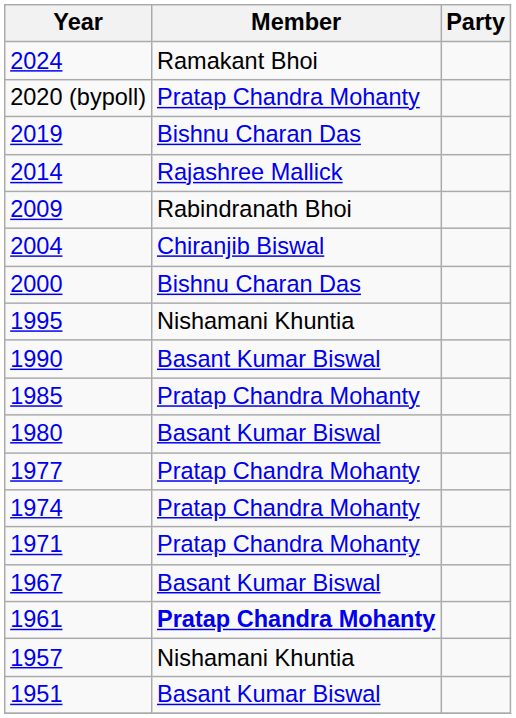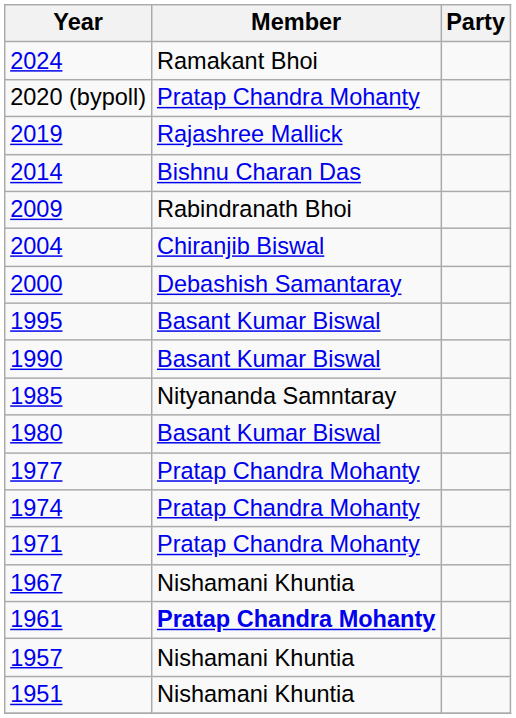(259, 135) Bishnu Charan Das -> (250, 135) Rajashree Mallick
(250, 172) Rajashree Mallick -> (259, 172) Bishnu Charan Das
(259, 284) Bishnu Charan Das -> (279, 284) Debashish Samantaray
(256, 321) Nishamani Khuntia -> (269, 321) Basant Kumar Biswal
(288, 396) Pratap Chandra Mohanty -> (277, 396) Nityananda Samntaray
(269, 582) Basant Kumar Biswal -> (256, 582) Nishamani Khuntia
(269, 694) Basant Kumar Biswal -> (256, 694) Nishamani Khuntia
